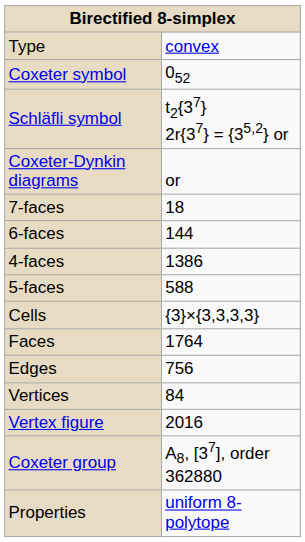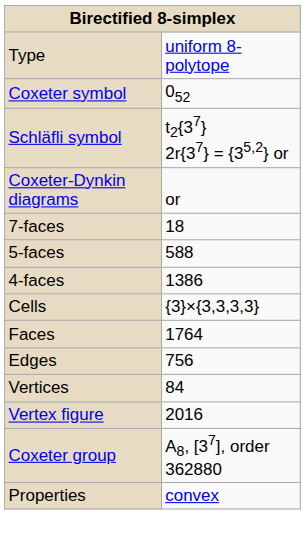(192, 45) convex -> (203, 55) uniform 8-polytope
- row: (36, 234)
rows swapped: (36, 288) <-> (36, 261)
(203, 513) uniform 8-polytope -> (192, 495) convex
